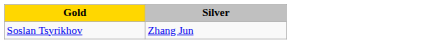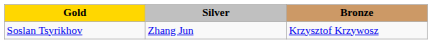+ column: (357, 13)
